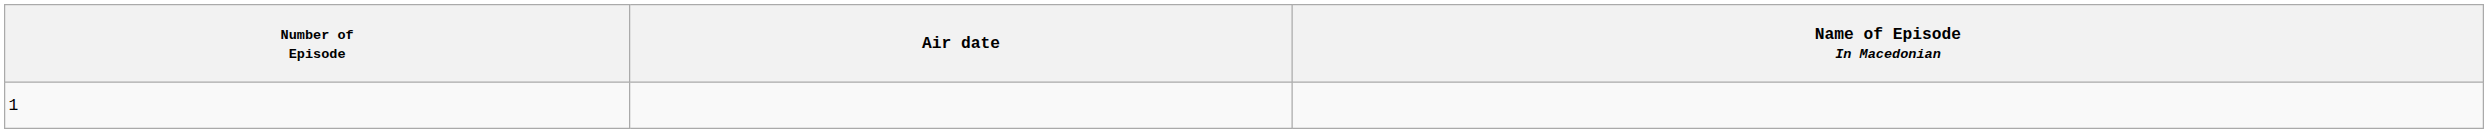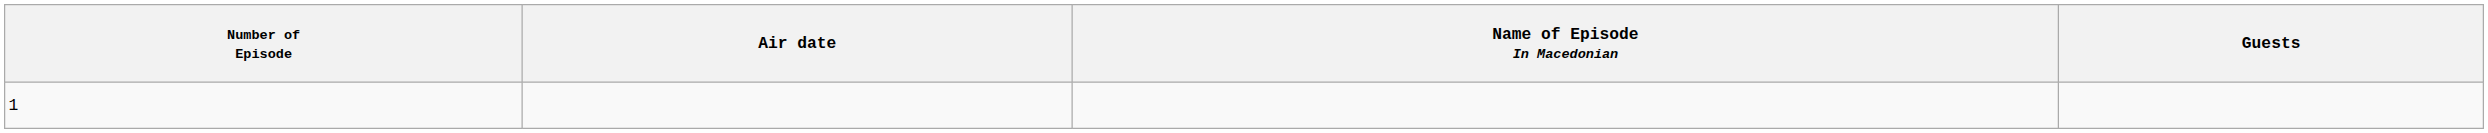+ column: (2271, 44)
